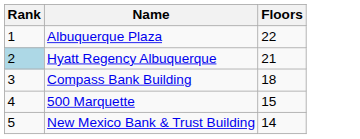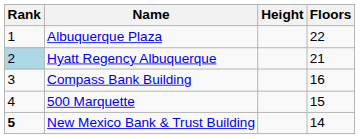+ column: (282, 15)
(269, 79) 18 -> (317, 79) 16
(11, 123) normal -> (11, 123) bold
